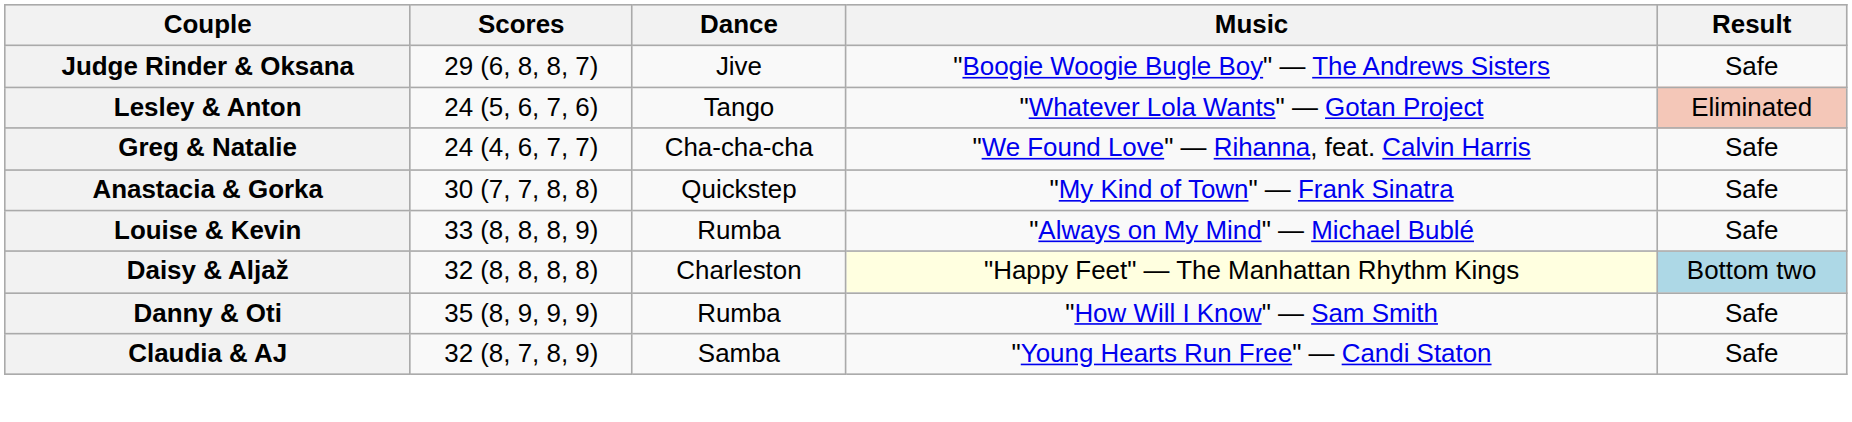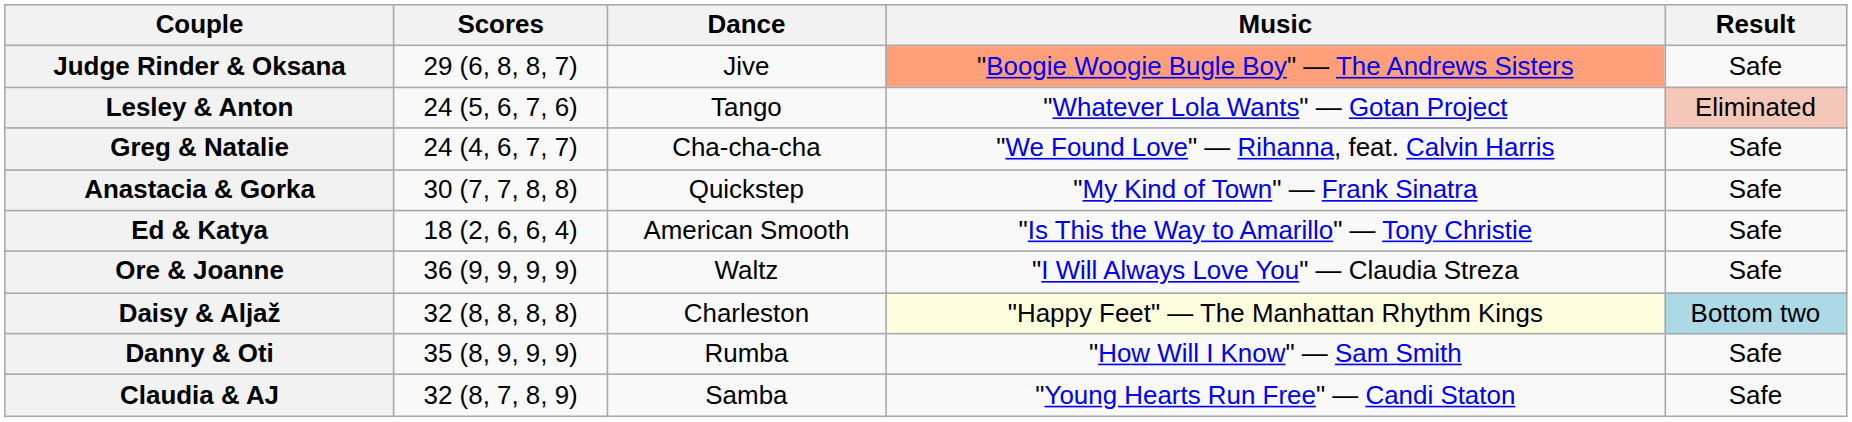(1252, 66) no background -> (1275, 66) lightsalmon background
- row: (208, 230)
+ row: (200, 230)
+ row: (200, 271)
